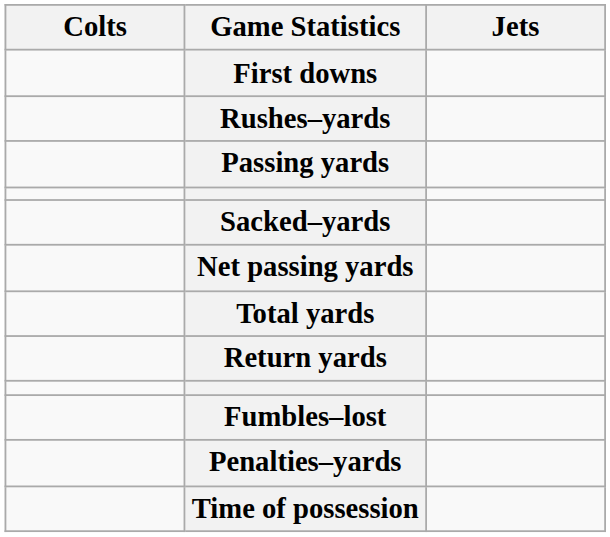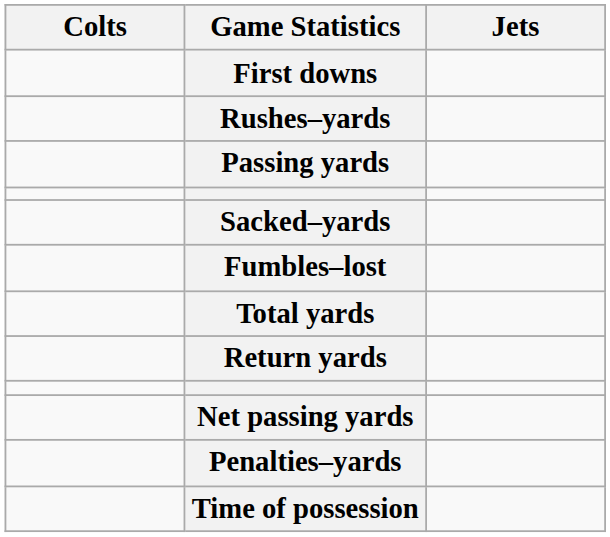rows swapped: (95, 268) <-> (95, 417)
